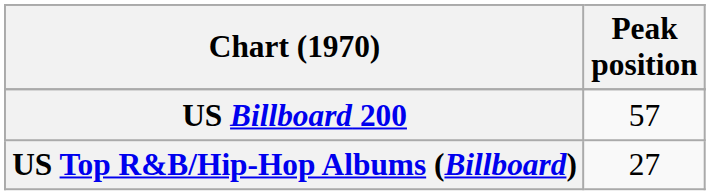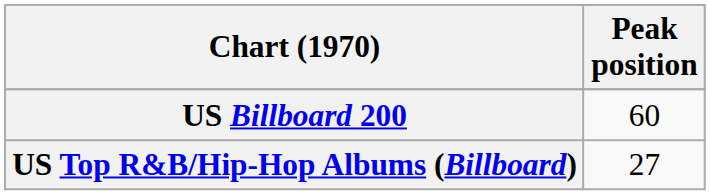(644, 114) 57 -> (644, 114) 60
